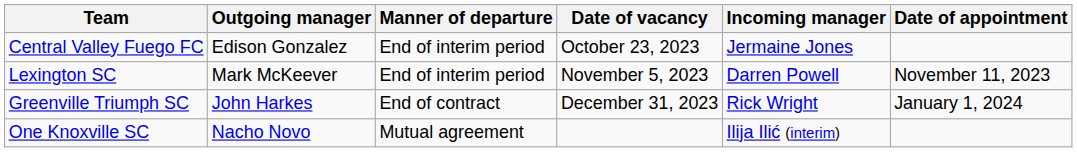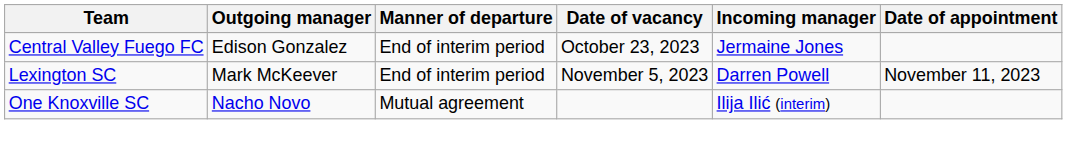- row: (99, 103)
